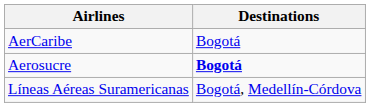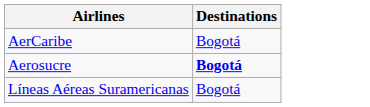(279, 89) Bogotá, Medellín-Córdova -> (218, 89) Bogotá
